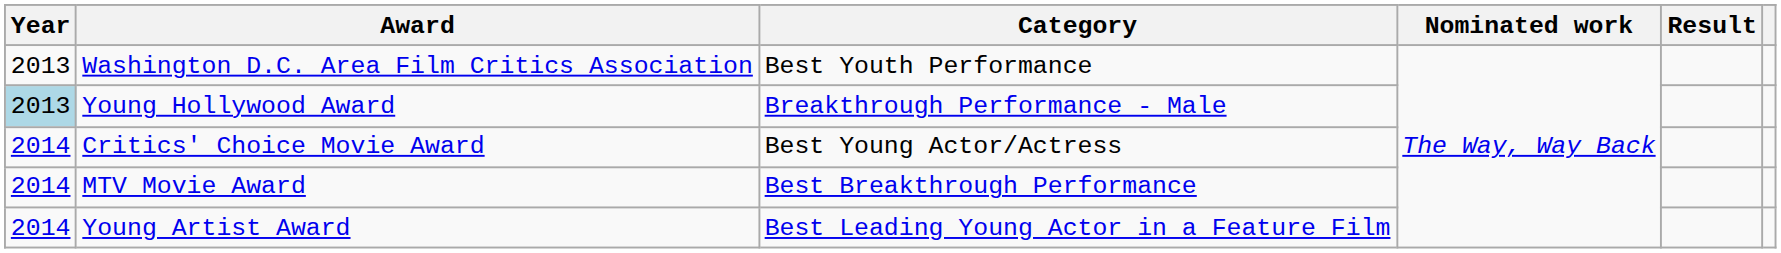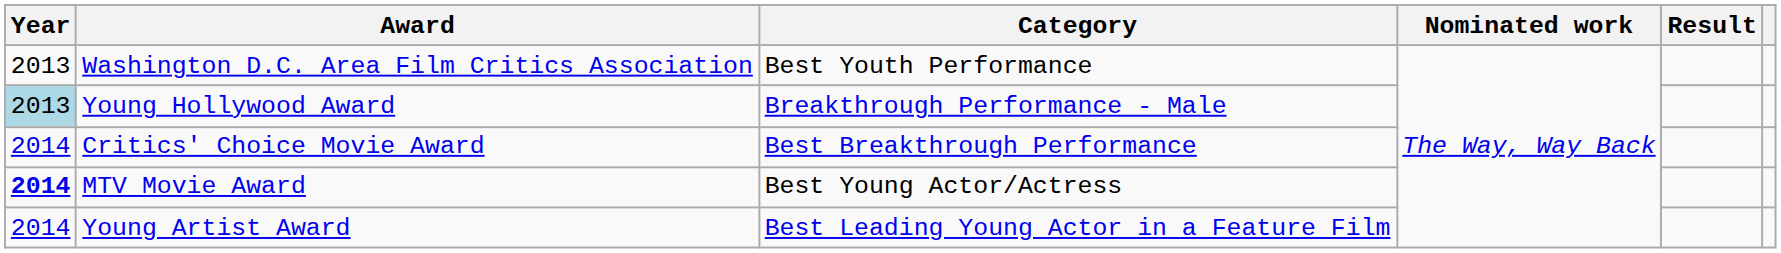(943, 147) Best Young Actor/Actress -> (981, 147) Best Breakthrough Performance
(41, 187) normal -> (41, 187) bold
(981, 187) Best Breakthrough Performance -> (943, 187) Best Young Actor/Actress
